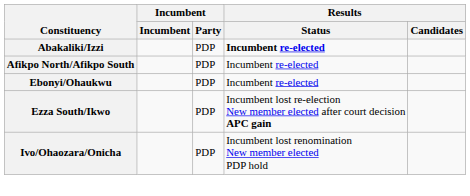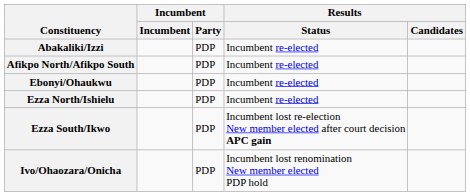(276, 47) bold -> (272, 47) normal
+ row: (71, 99)
